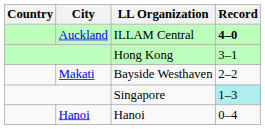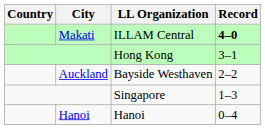(83, 34) Auckland -> (77, 34) Makati
(77, 74) Makati -> (83, 74) Auckland
(228, 94) paleturquoise background -> (228, 94) no background
